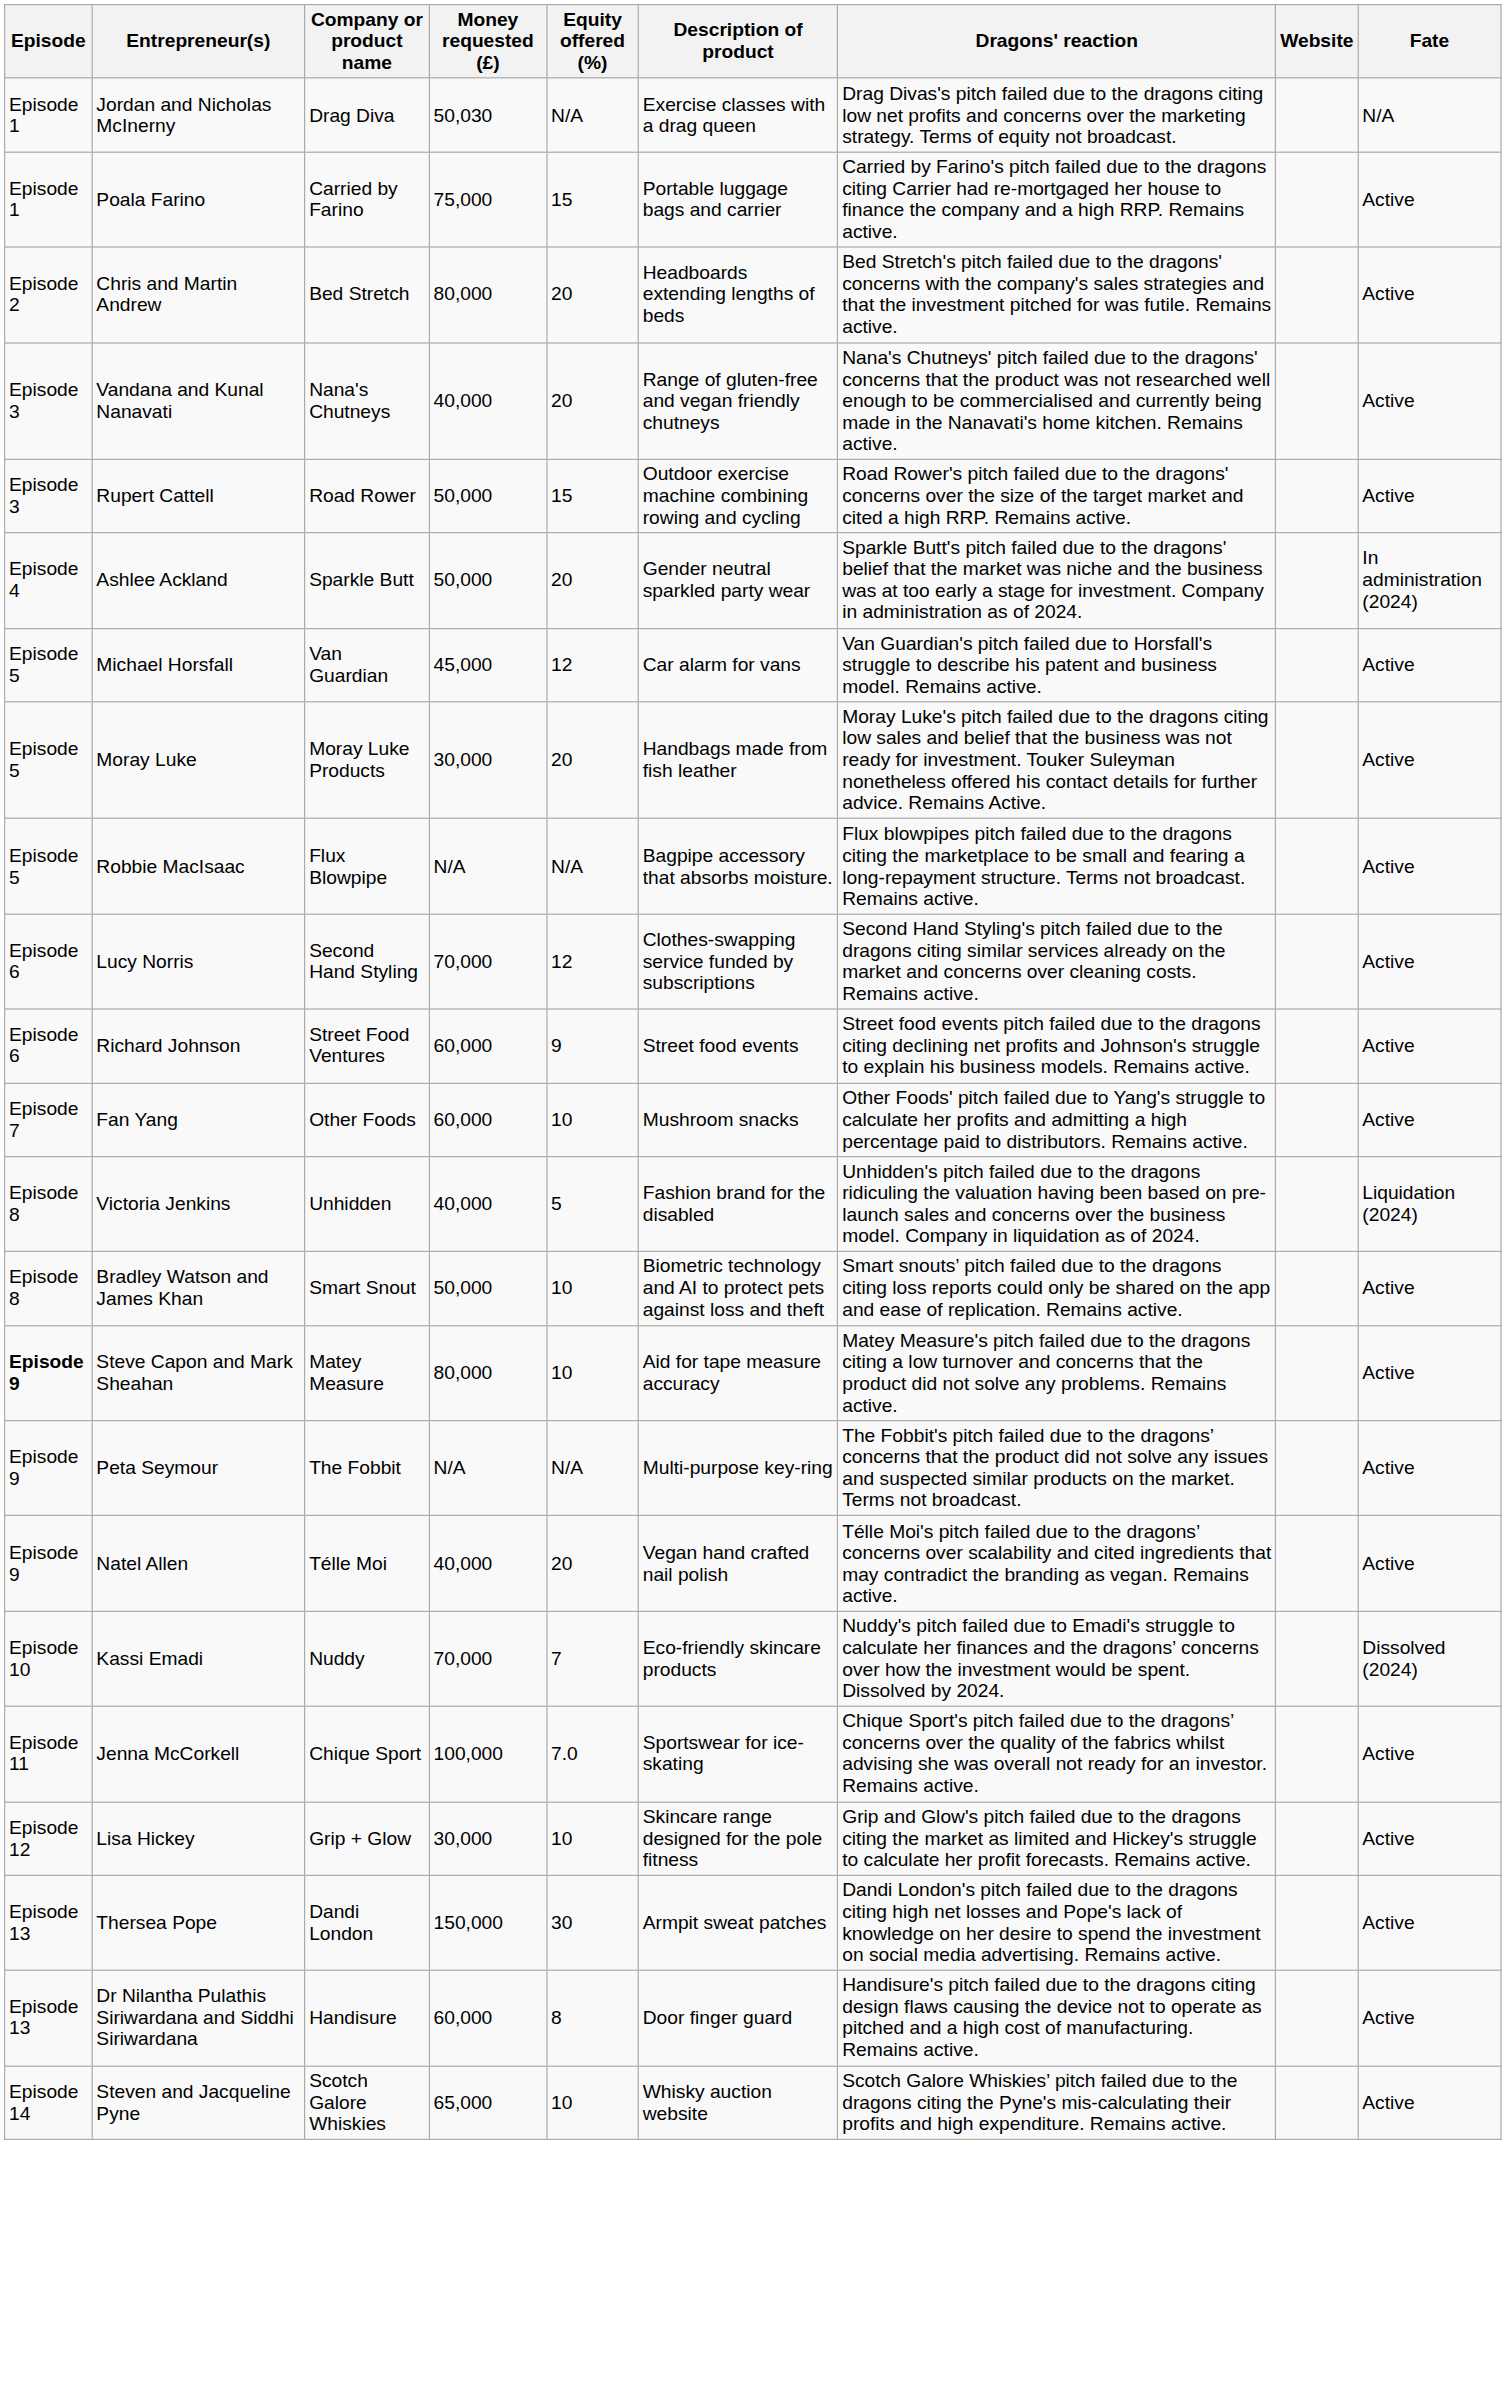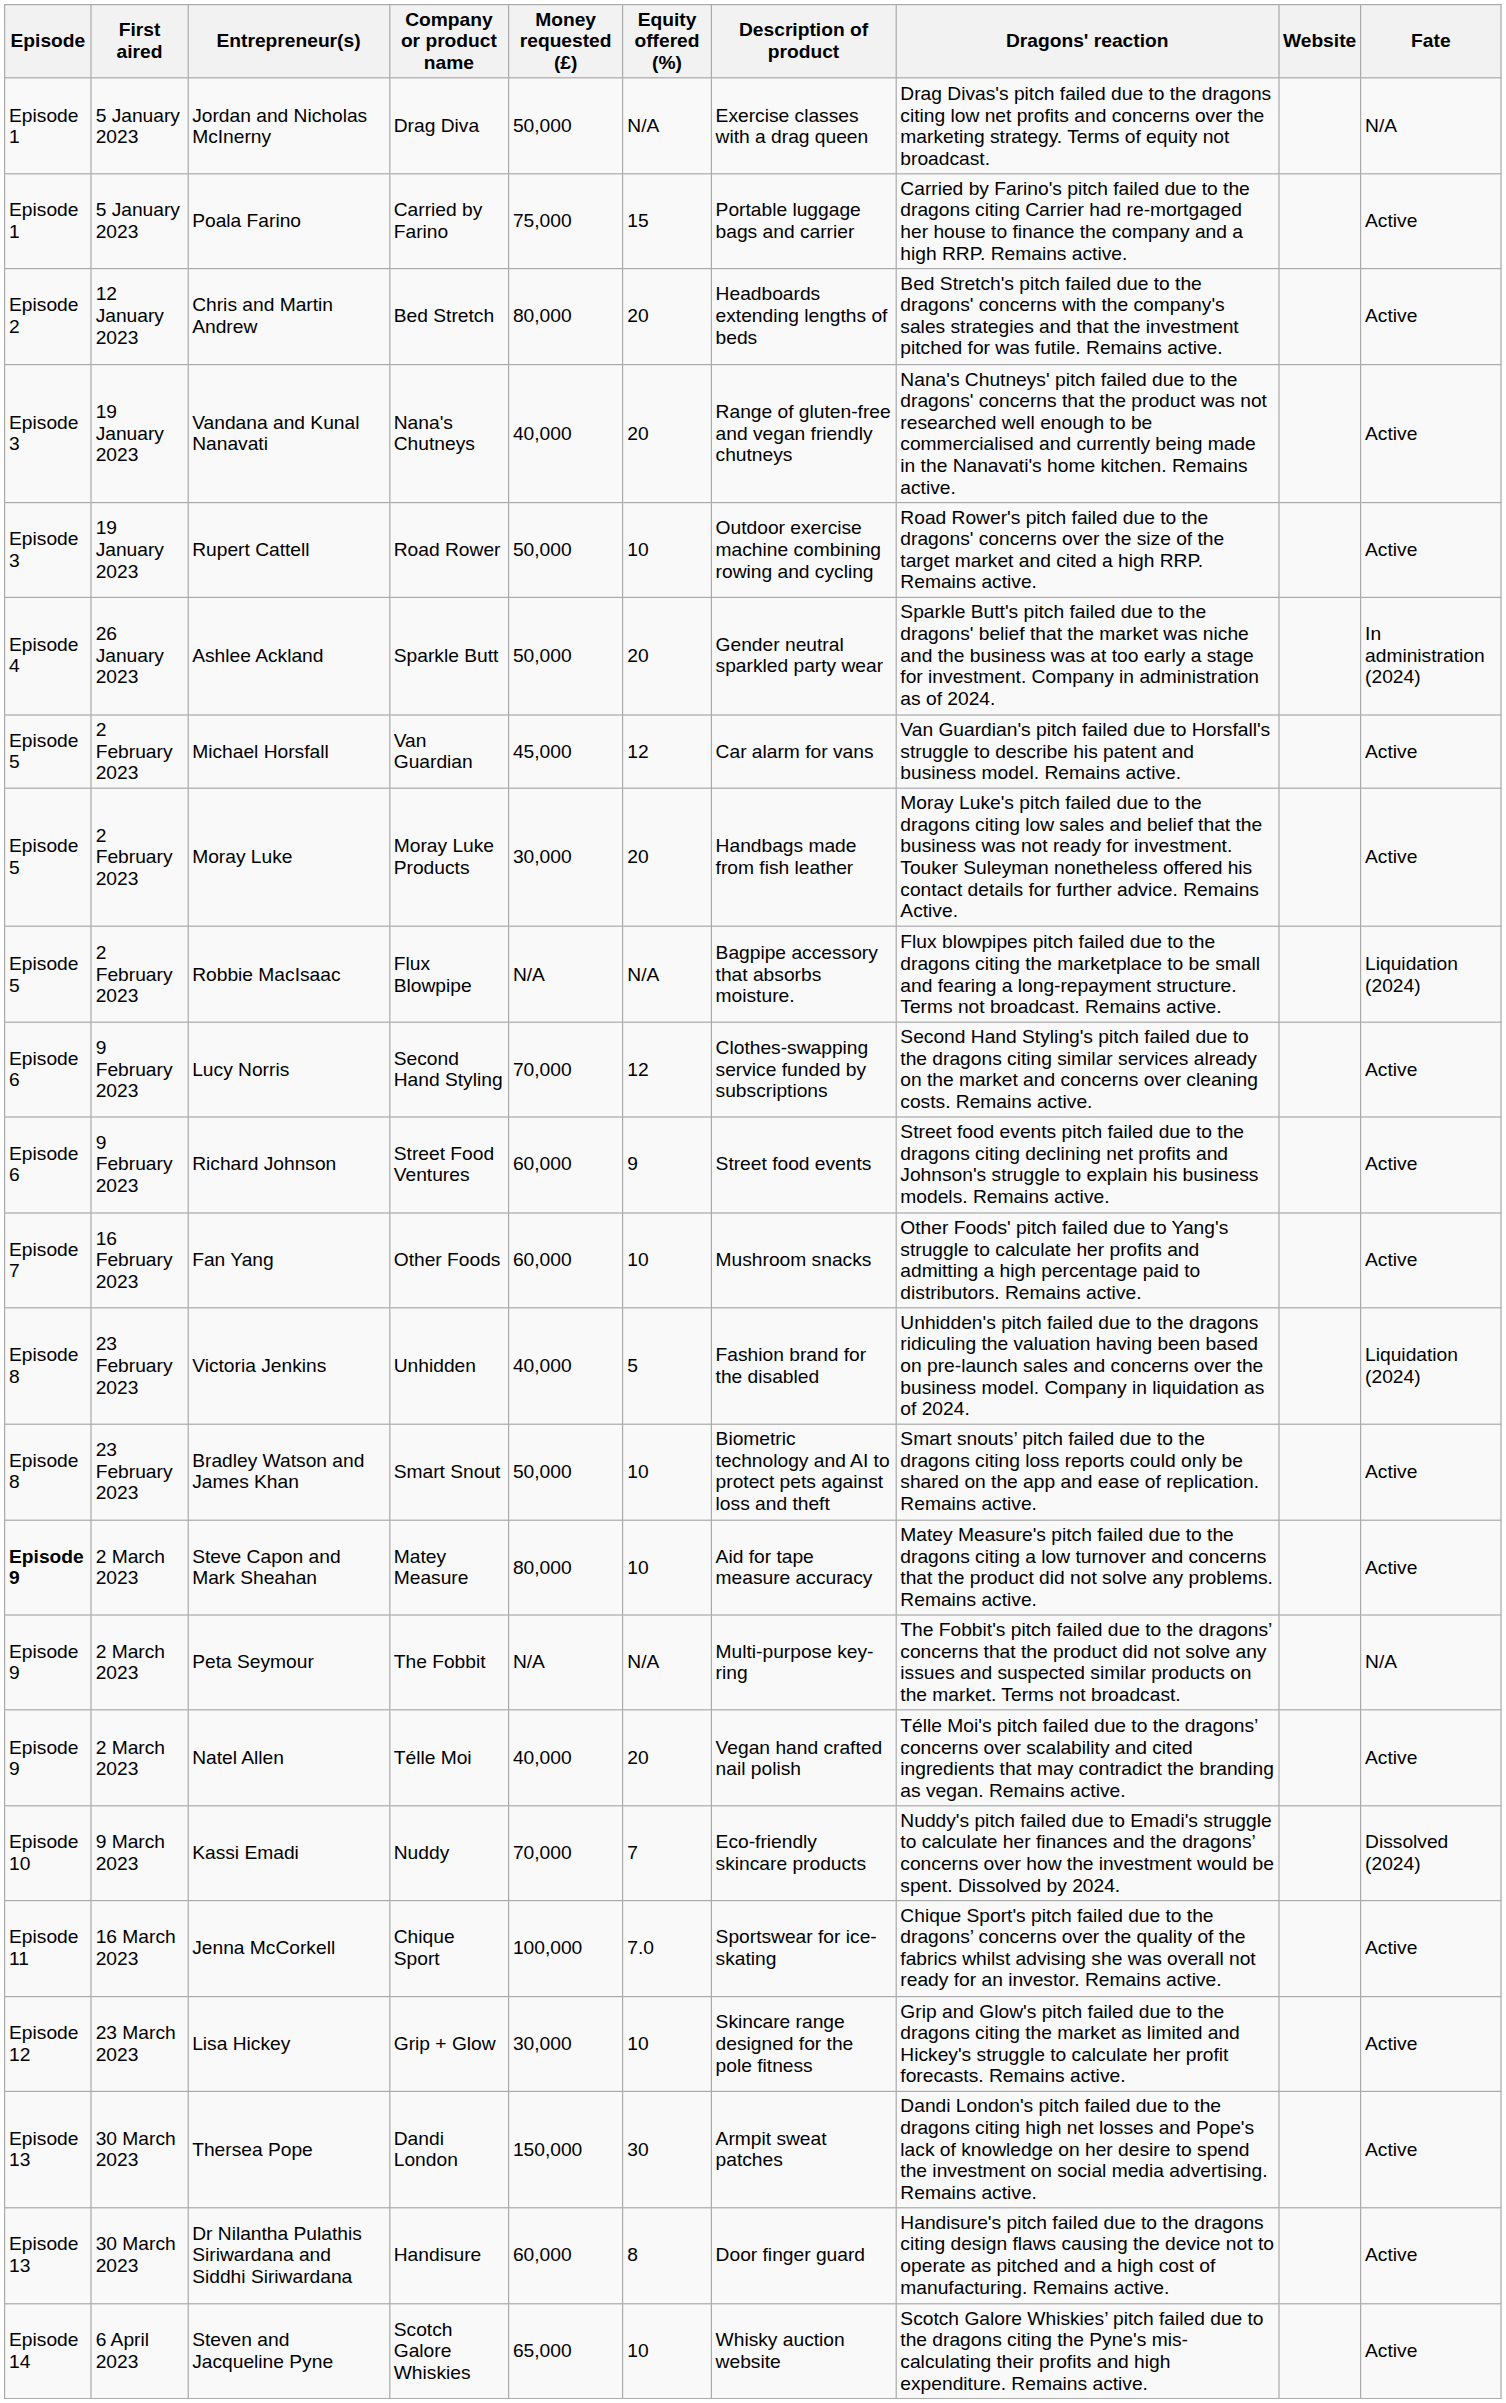+ column: (139, 41)
(463, 114) 50,030 -> (542, 125) 50,000
(562, 495) 15 -> (638, 549) 10
(1388, 866) Active -> (1412, 974) Liquidation (2024)
(1388, 1468) Active -> (1381, 1662) N/A
